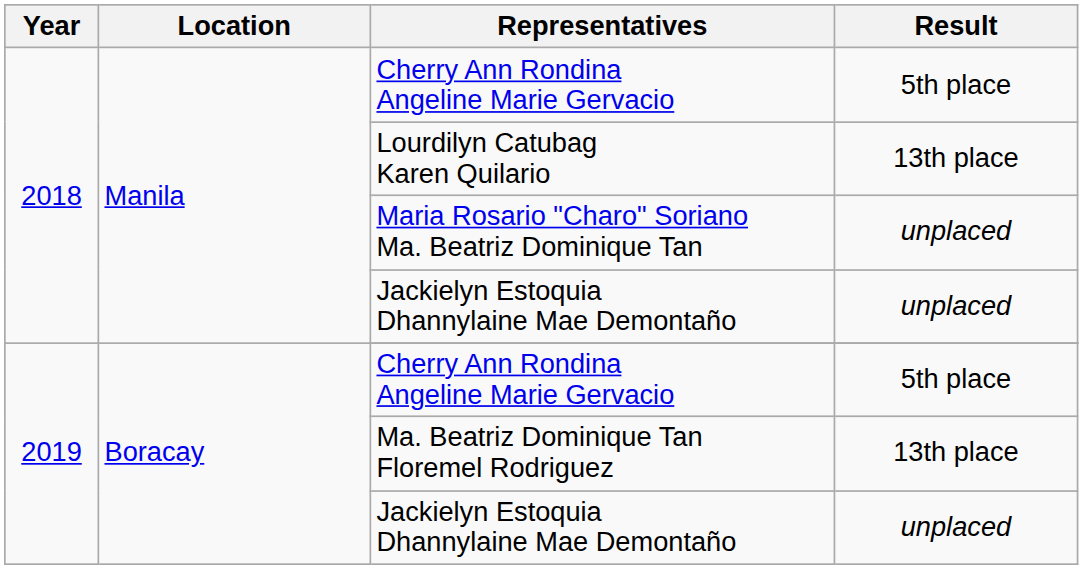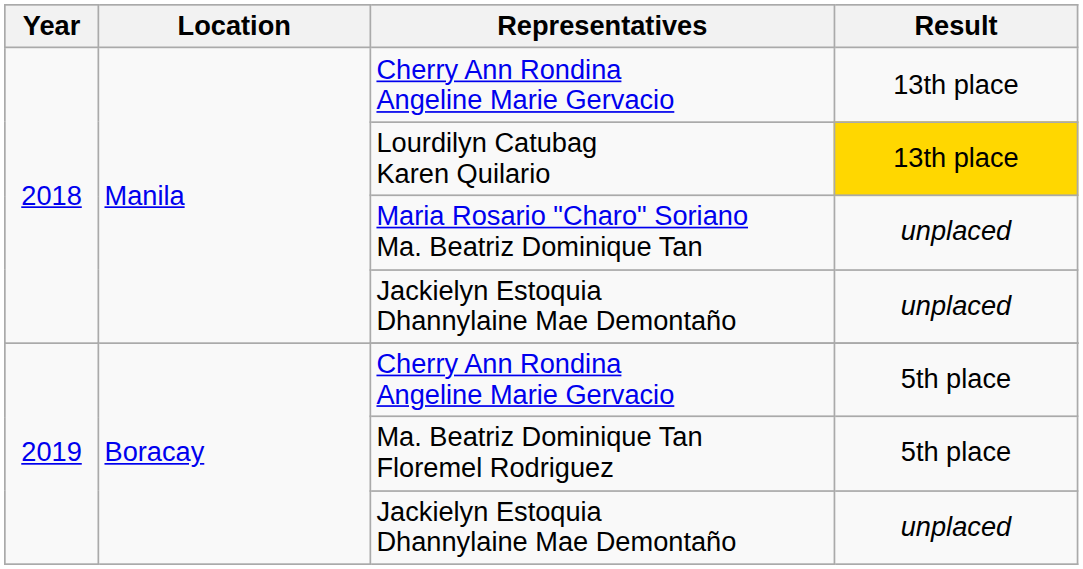(956, 84) 5th place -> (956, 84) 13th place
(956, 158) no background -> (956, 158) gold background
(956, 453) 13th place -> (956, 453) 5th place
